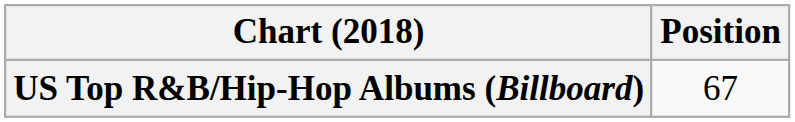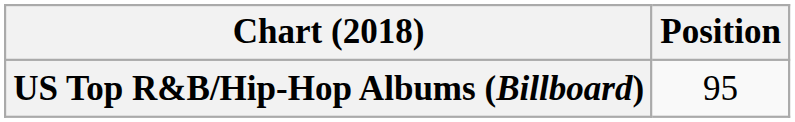(721, 87) 67 -> (721, 87) 95
